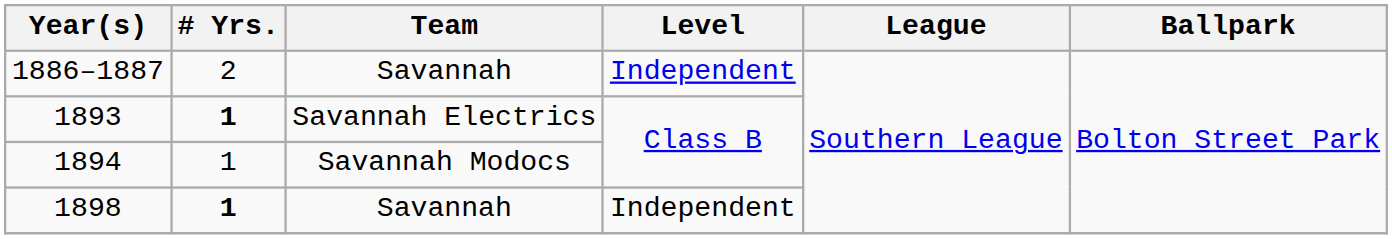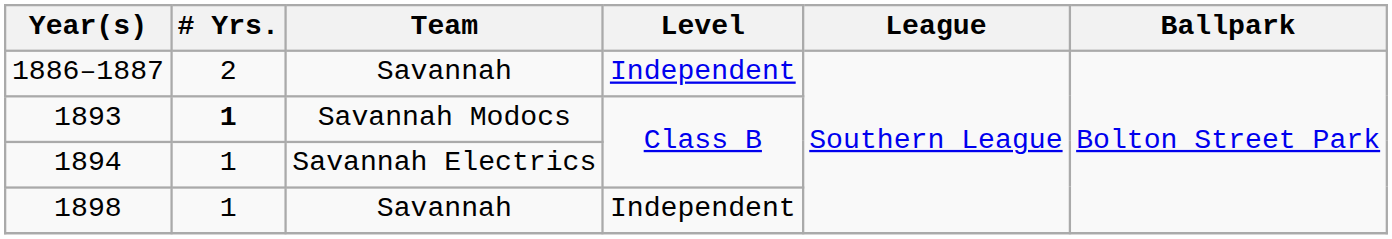(444, 119) Savannah Electrics -> (444, 119) Savannah Modocs
(444, 165) Savannah Modocs -> (444, 165) Savannah Electrics
(228, 210) bold -> (228, 210) normal
